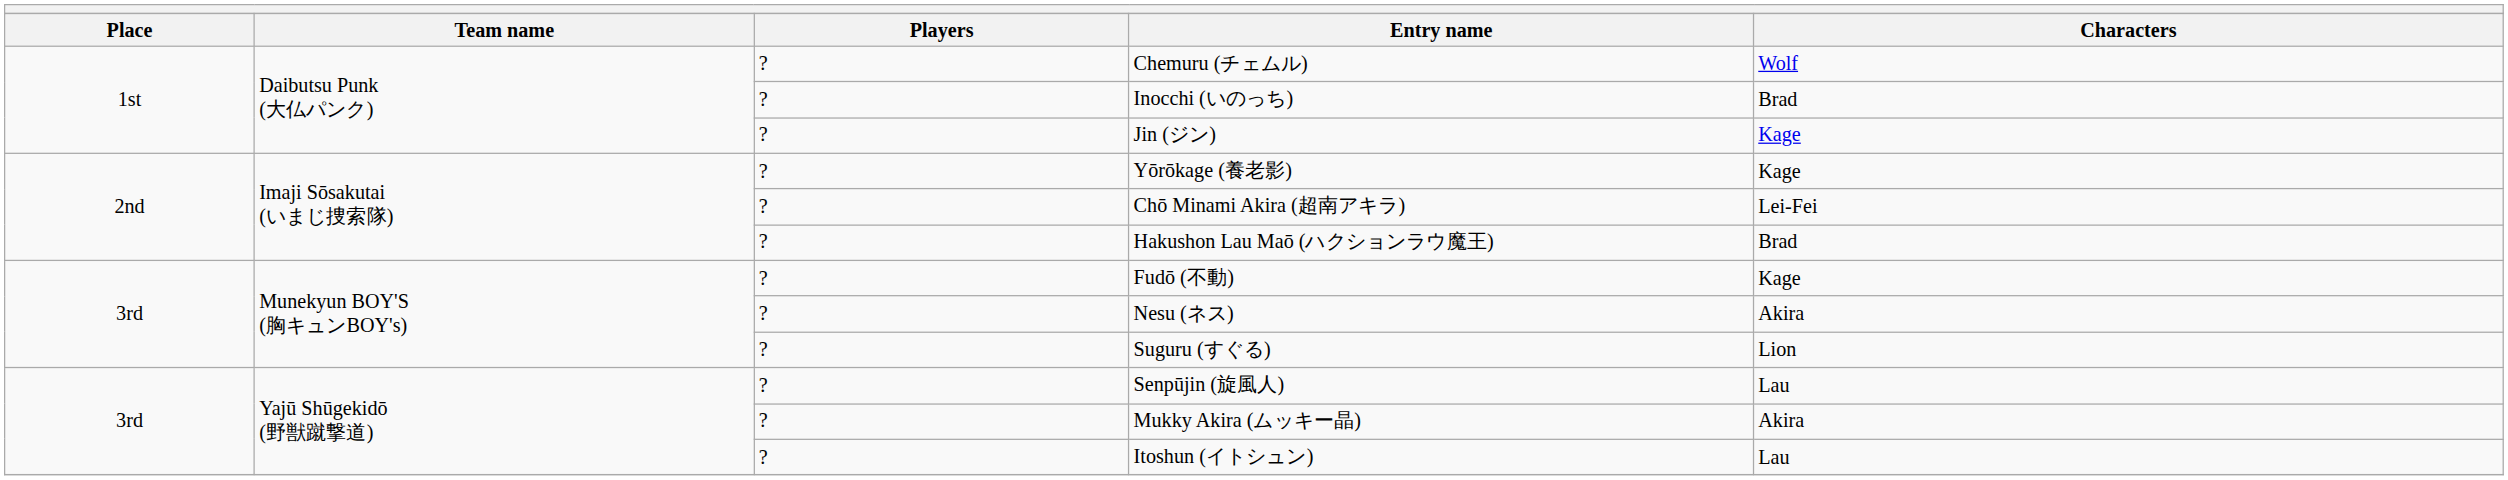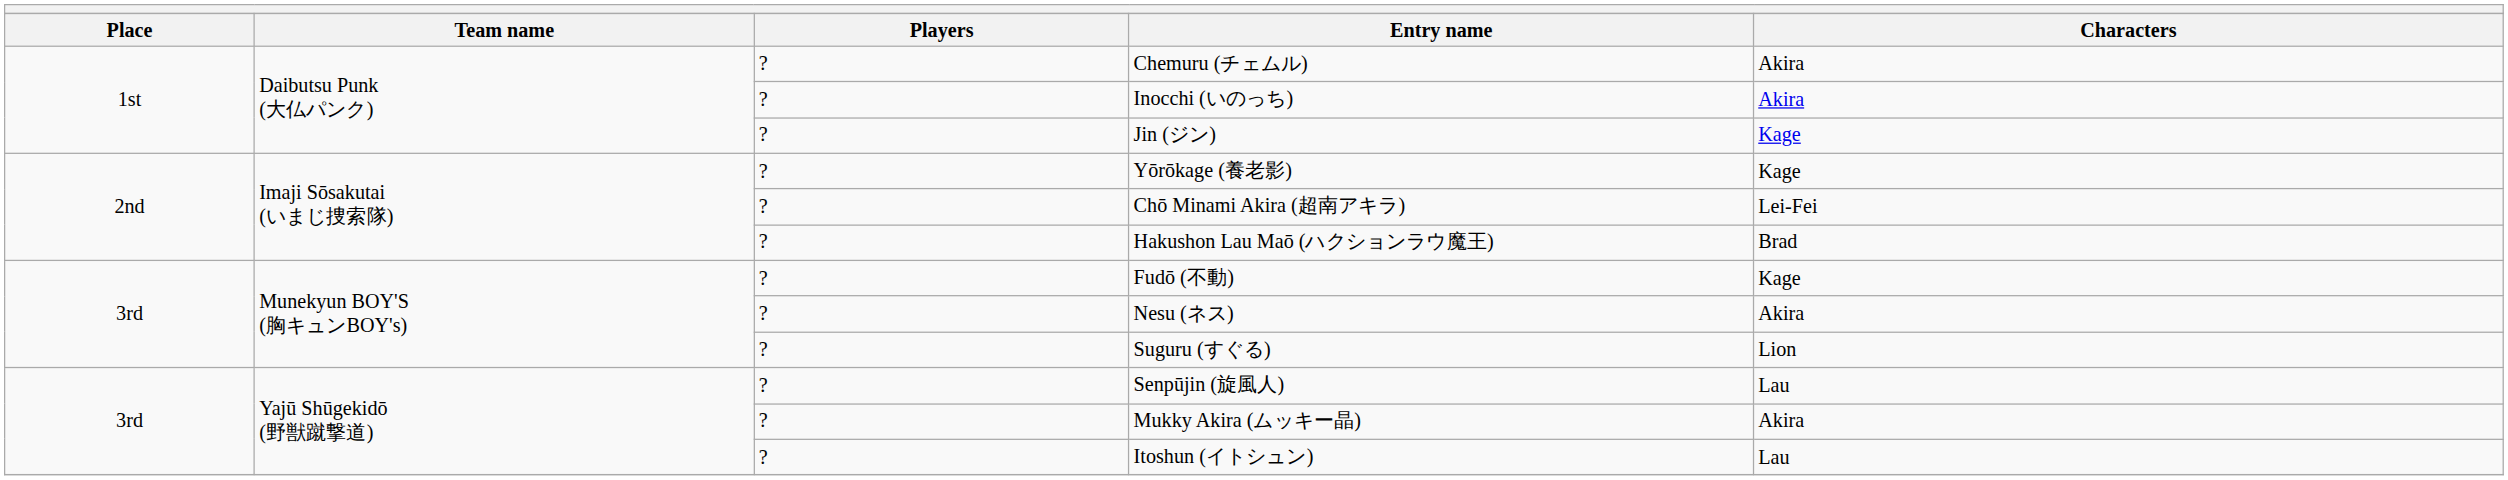(1778, 63) Wolf -> (1781, 63) Akira
(1778, 99) Brad -> (1781, 99) Akira
